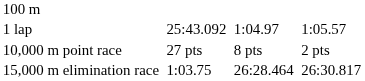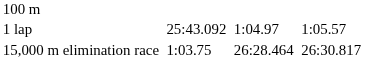- row: (62, 50)
